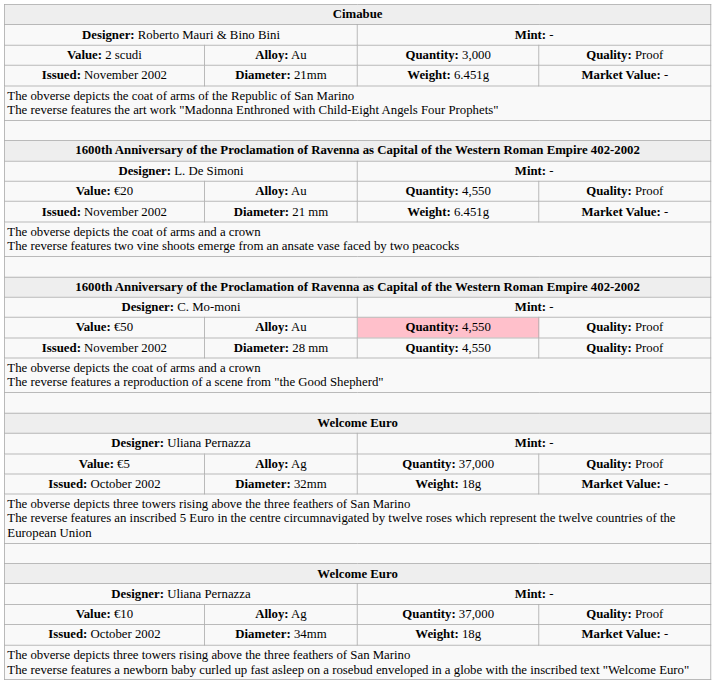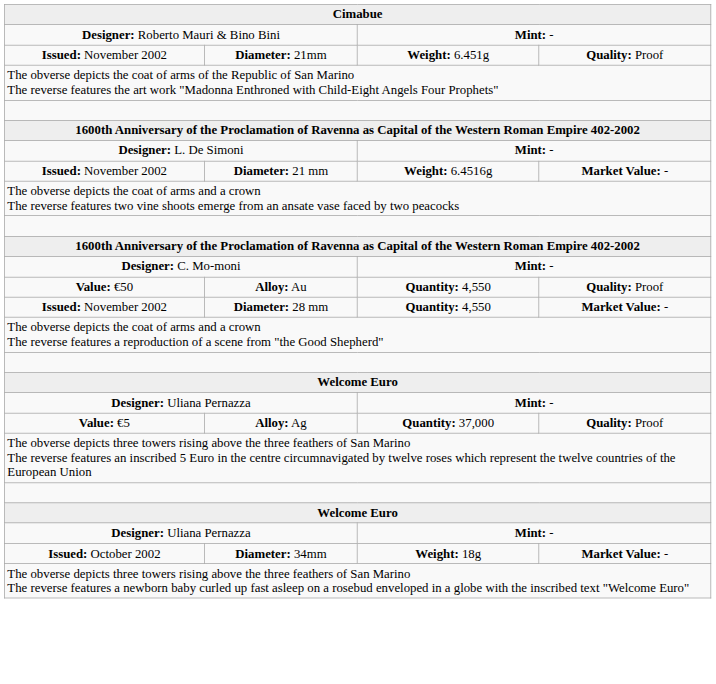- row: (104, 55)
(625, 75) Market Value: - -> (625, 55) Quality: Proof
- row: (104, 191)
(448, 211) Weight: 6.451g -> (448, 171) Weight: 6.4516g
(448, 327) pink background -> (448, 287) no background
(625, 347) Quality: Proof -> (625, 307) Market Value: -
- row: (104, 484)
- row: (104, 614)
